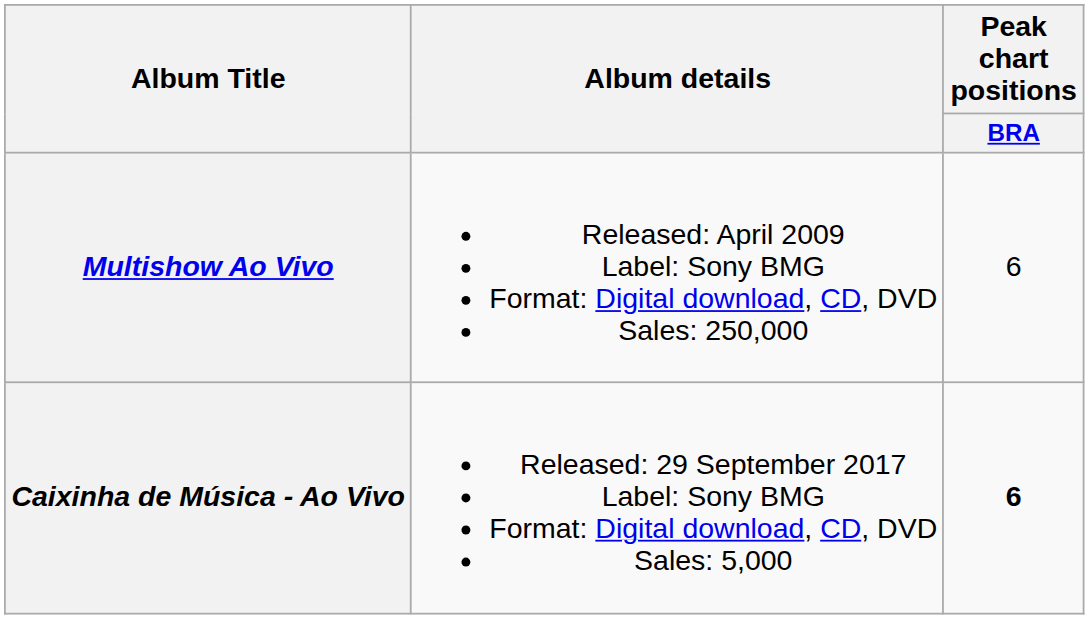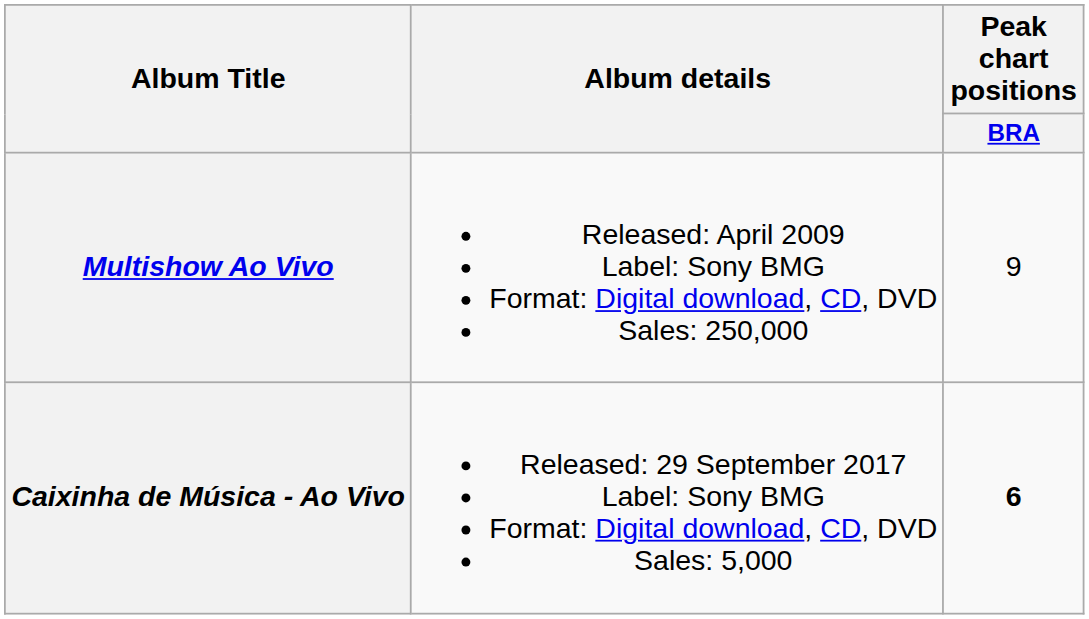(1014, 267) 6 -> (1014, 267) 9
